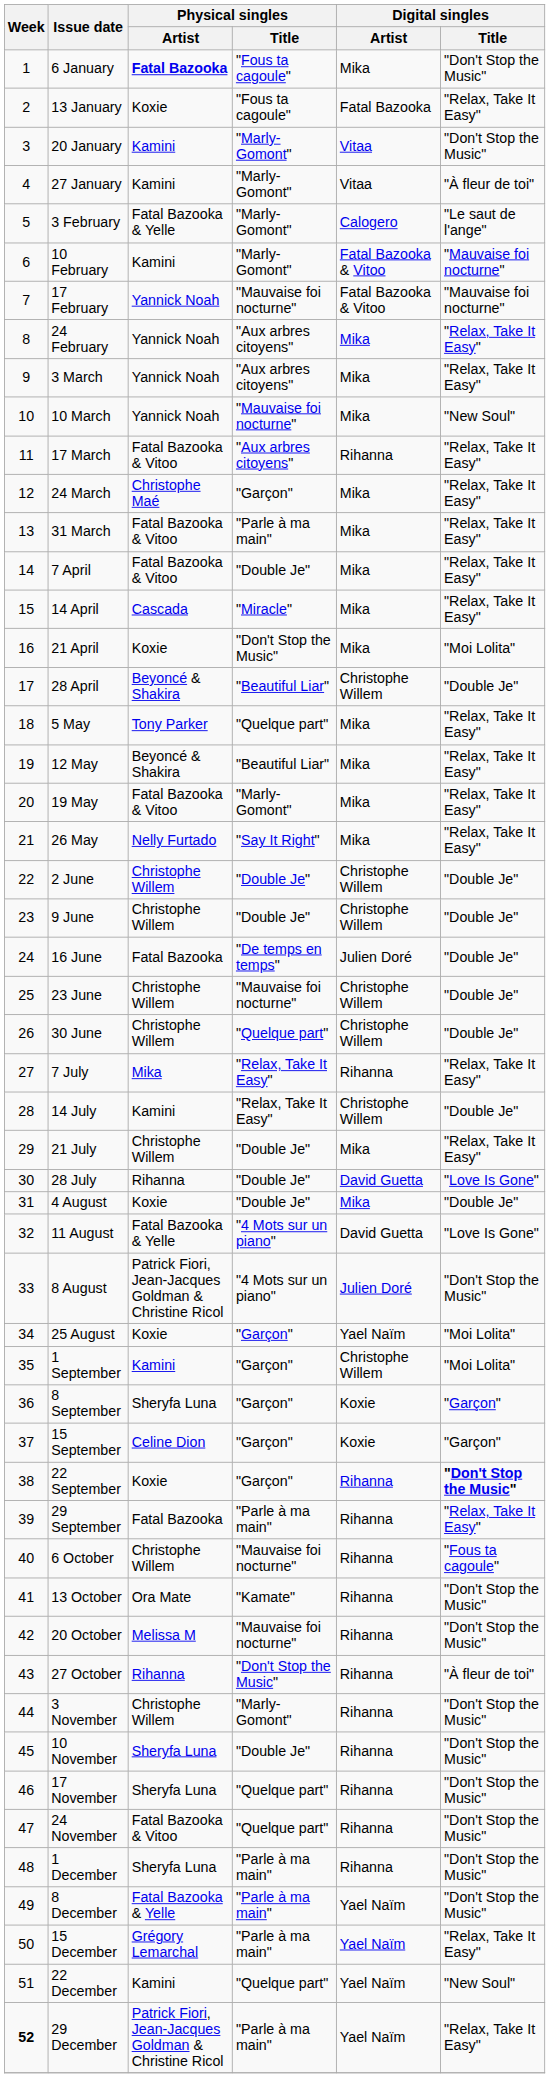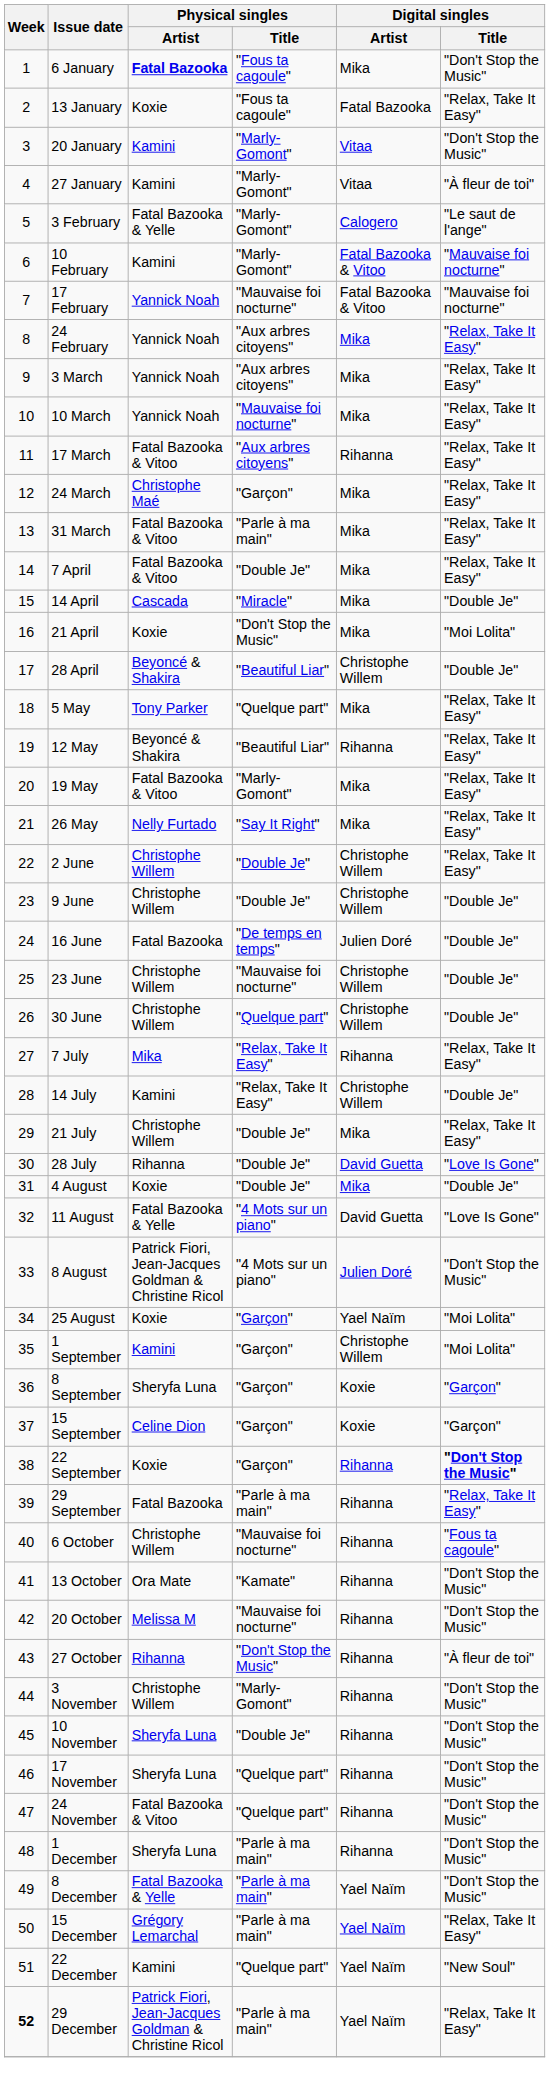(480, 416) "New Soul" -> (490, 416) "Relax, Take It Easy"
(490, 609) "Relax, Take It Easy" -> (481, 601) "Double Je"
(355, 763) Mika -> (366, 747) Rihanna
(481, 879) "Double Je" -> (490, 863) "Relax, Take It Easy"
